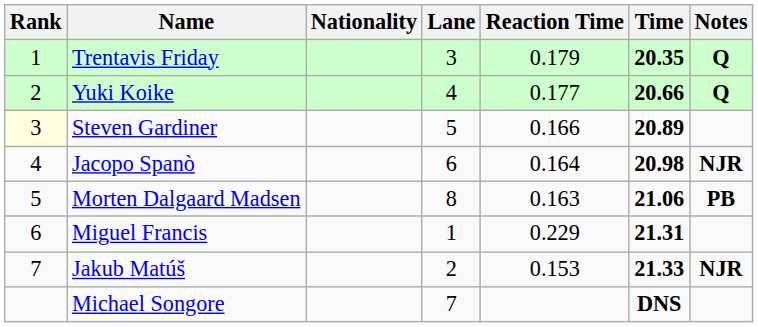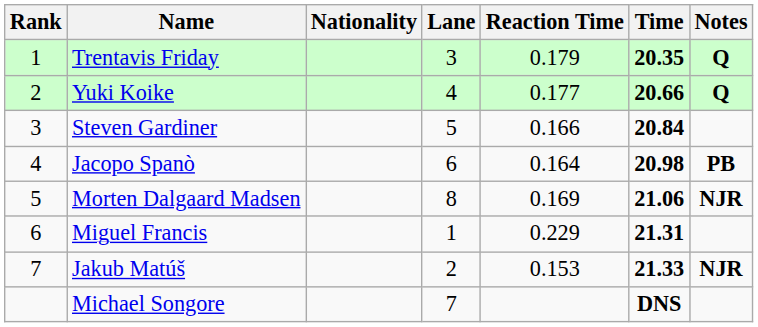(36, 127) lightyellow background -> (36, 127) no background
(659, 127) 20.89 -> (659, 127) 20.84
(721, 163) NJR -> (721, 163) PB
(555, 198) 0.163 -> (555, 198) 0.169
(721, 198) PB -> (721, 198) NJR
